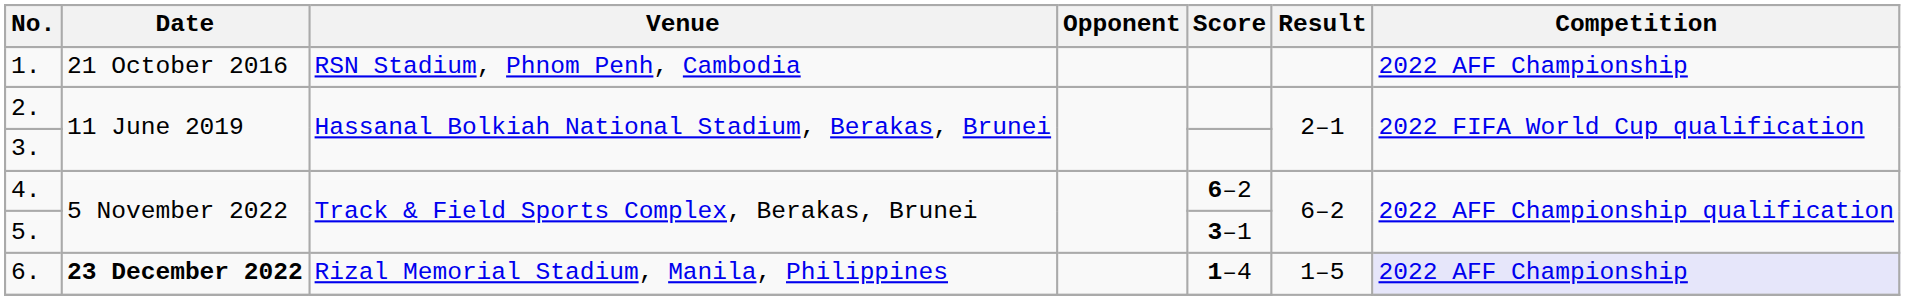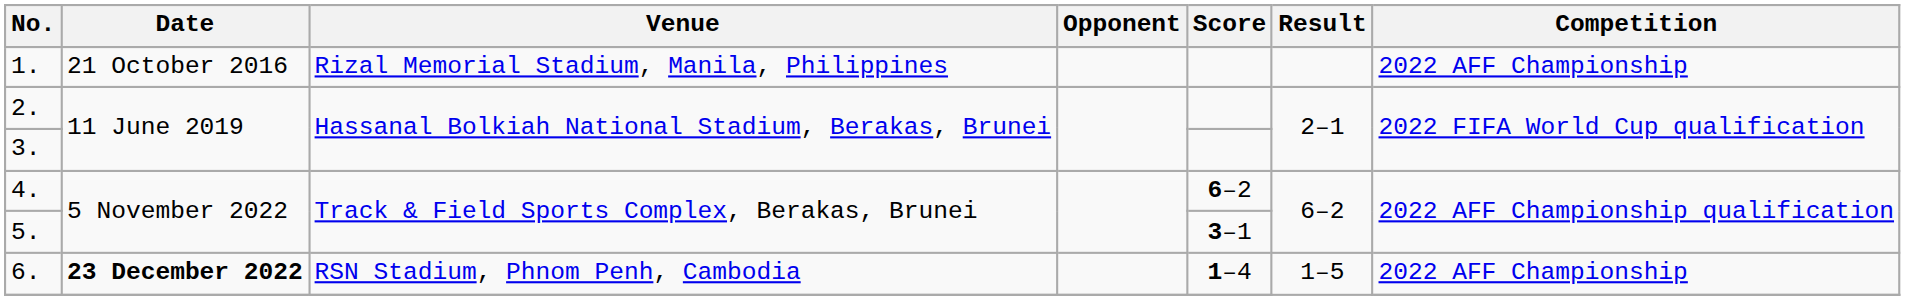(558, 67) RSN Stadium, Phnom Penh, Cambodia -> (631, 67) Rizal Memorial Stadium, Manila, Philippines
(631, 273) Rizal Memorial Stadium, Manila, Philippines -> (558, 273) RSN Stadium, Phnom Penh, Cambodia
(1533, 273) lavender background -> (1533, 273) no background
